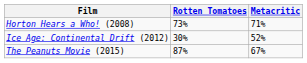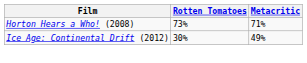(258, 38) 52% -> (258, 38) 49%
- row: (65, 51)
